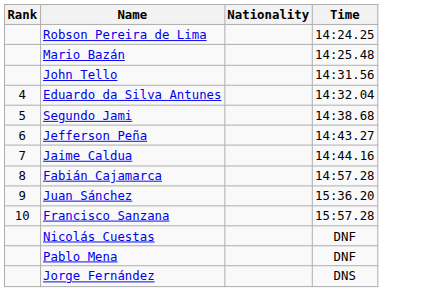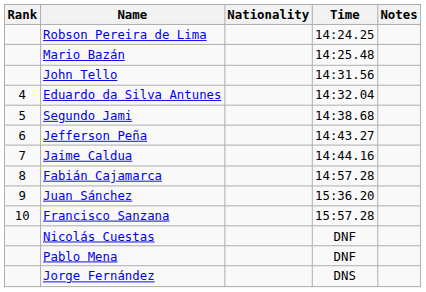+ column: (399, 15)
